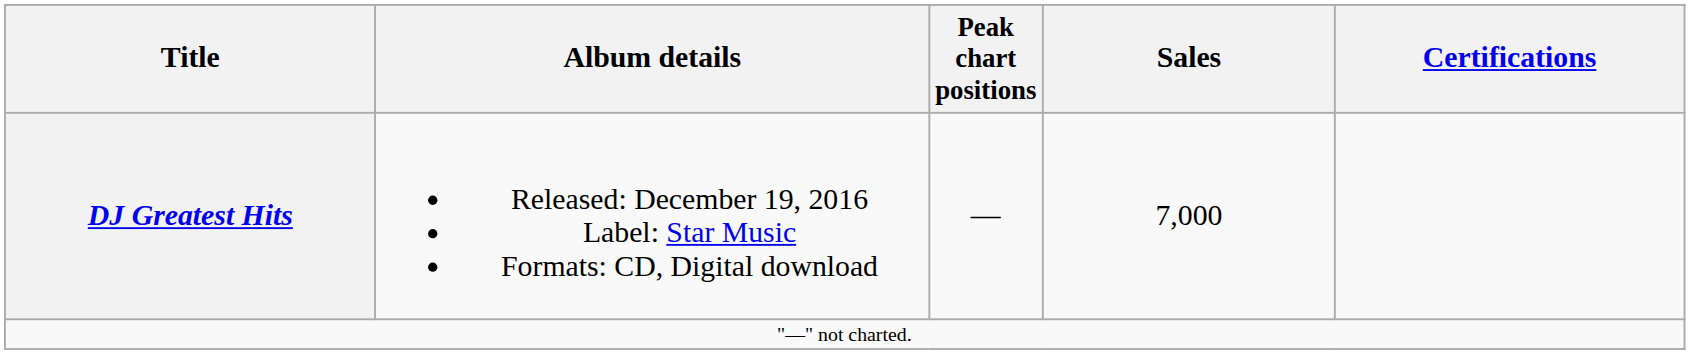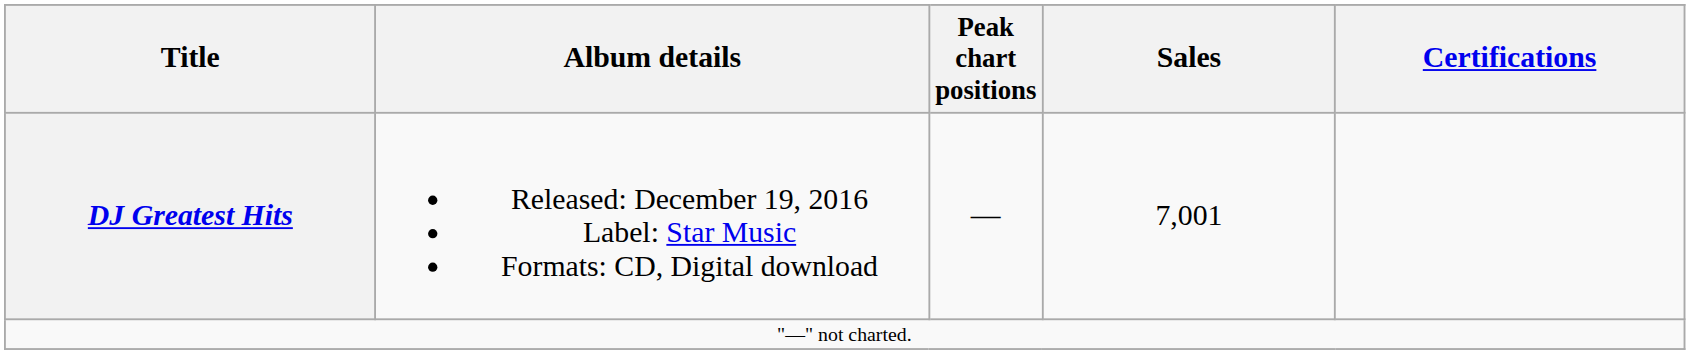(1189, 215) 7,000 -> (1189, 215) 7,001
